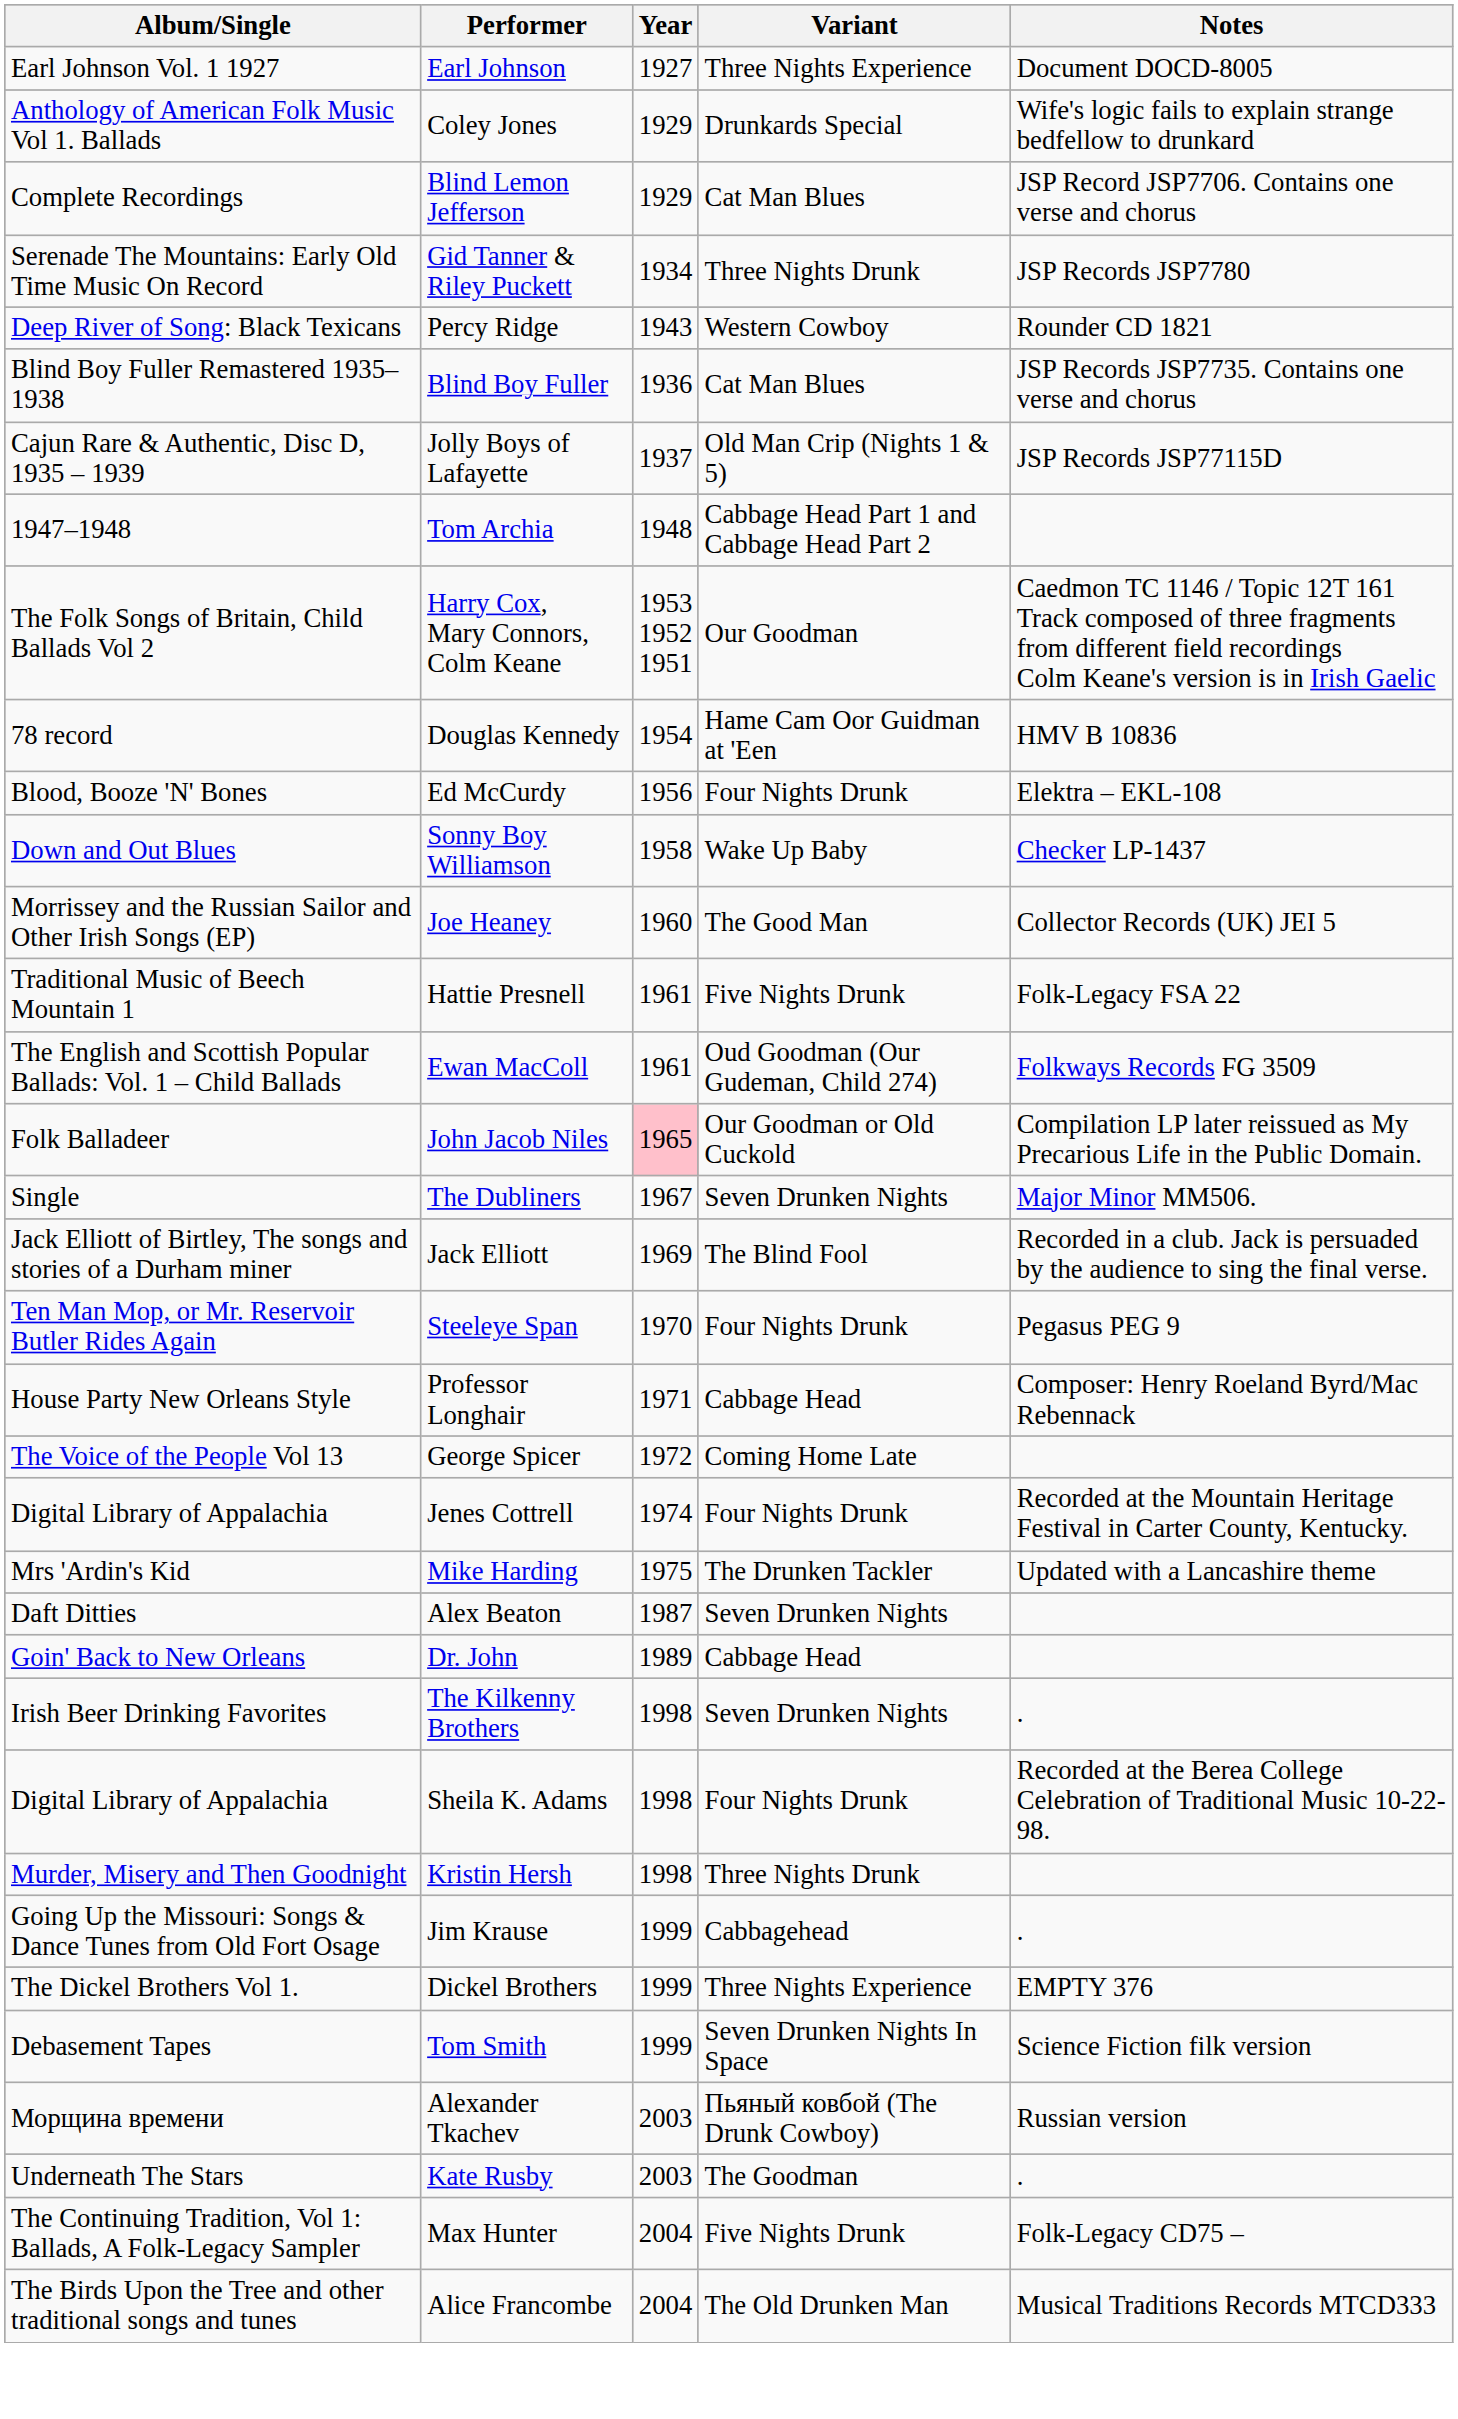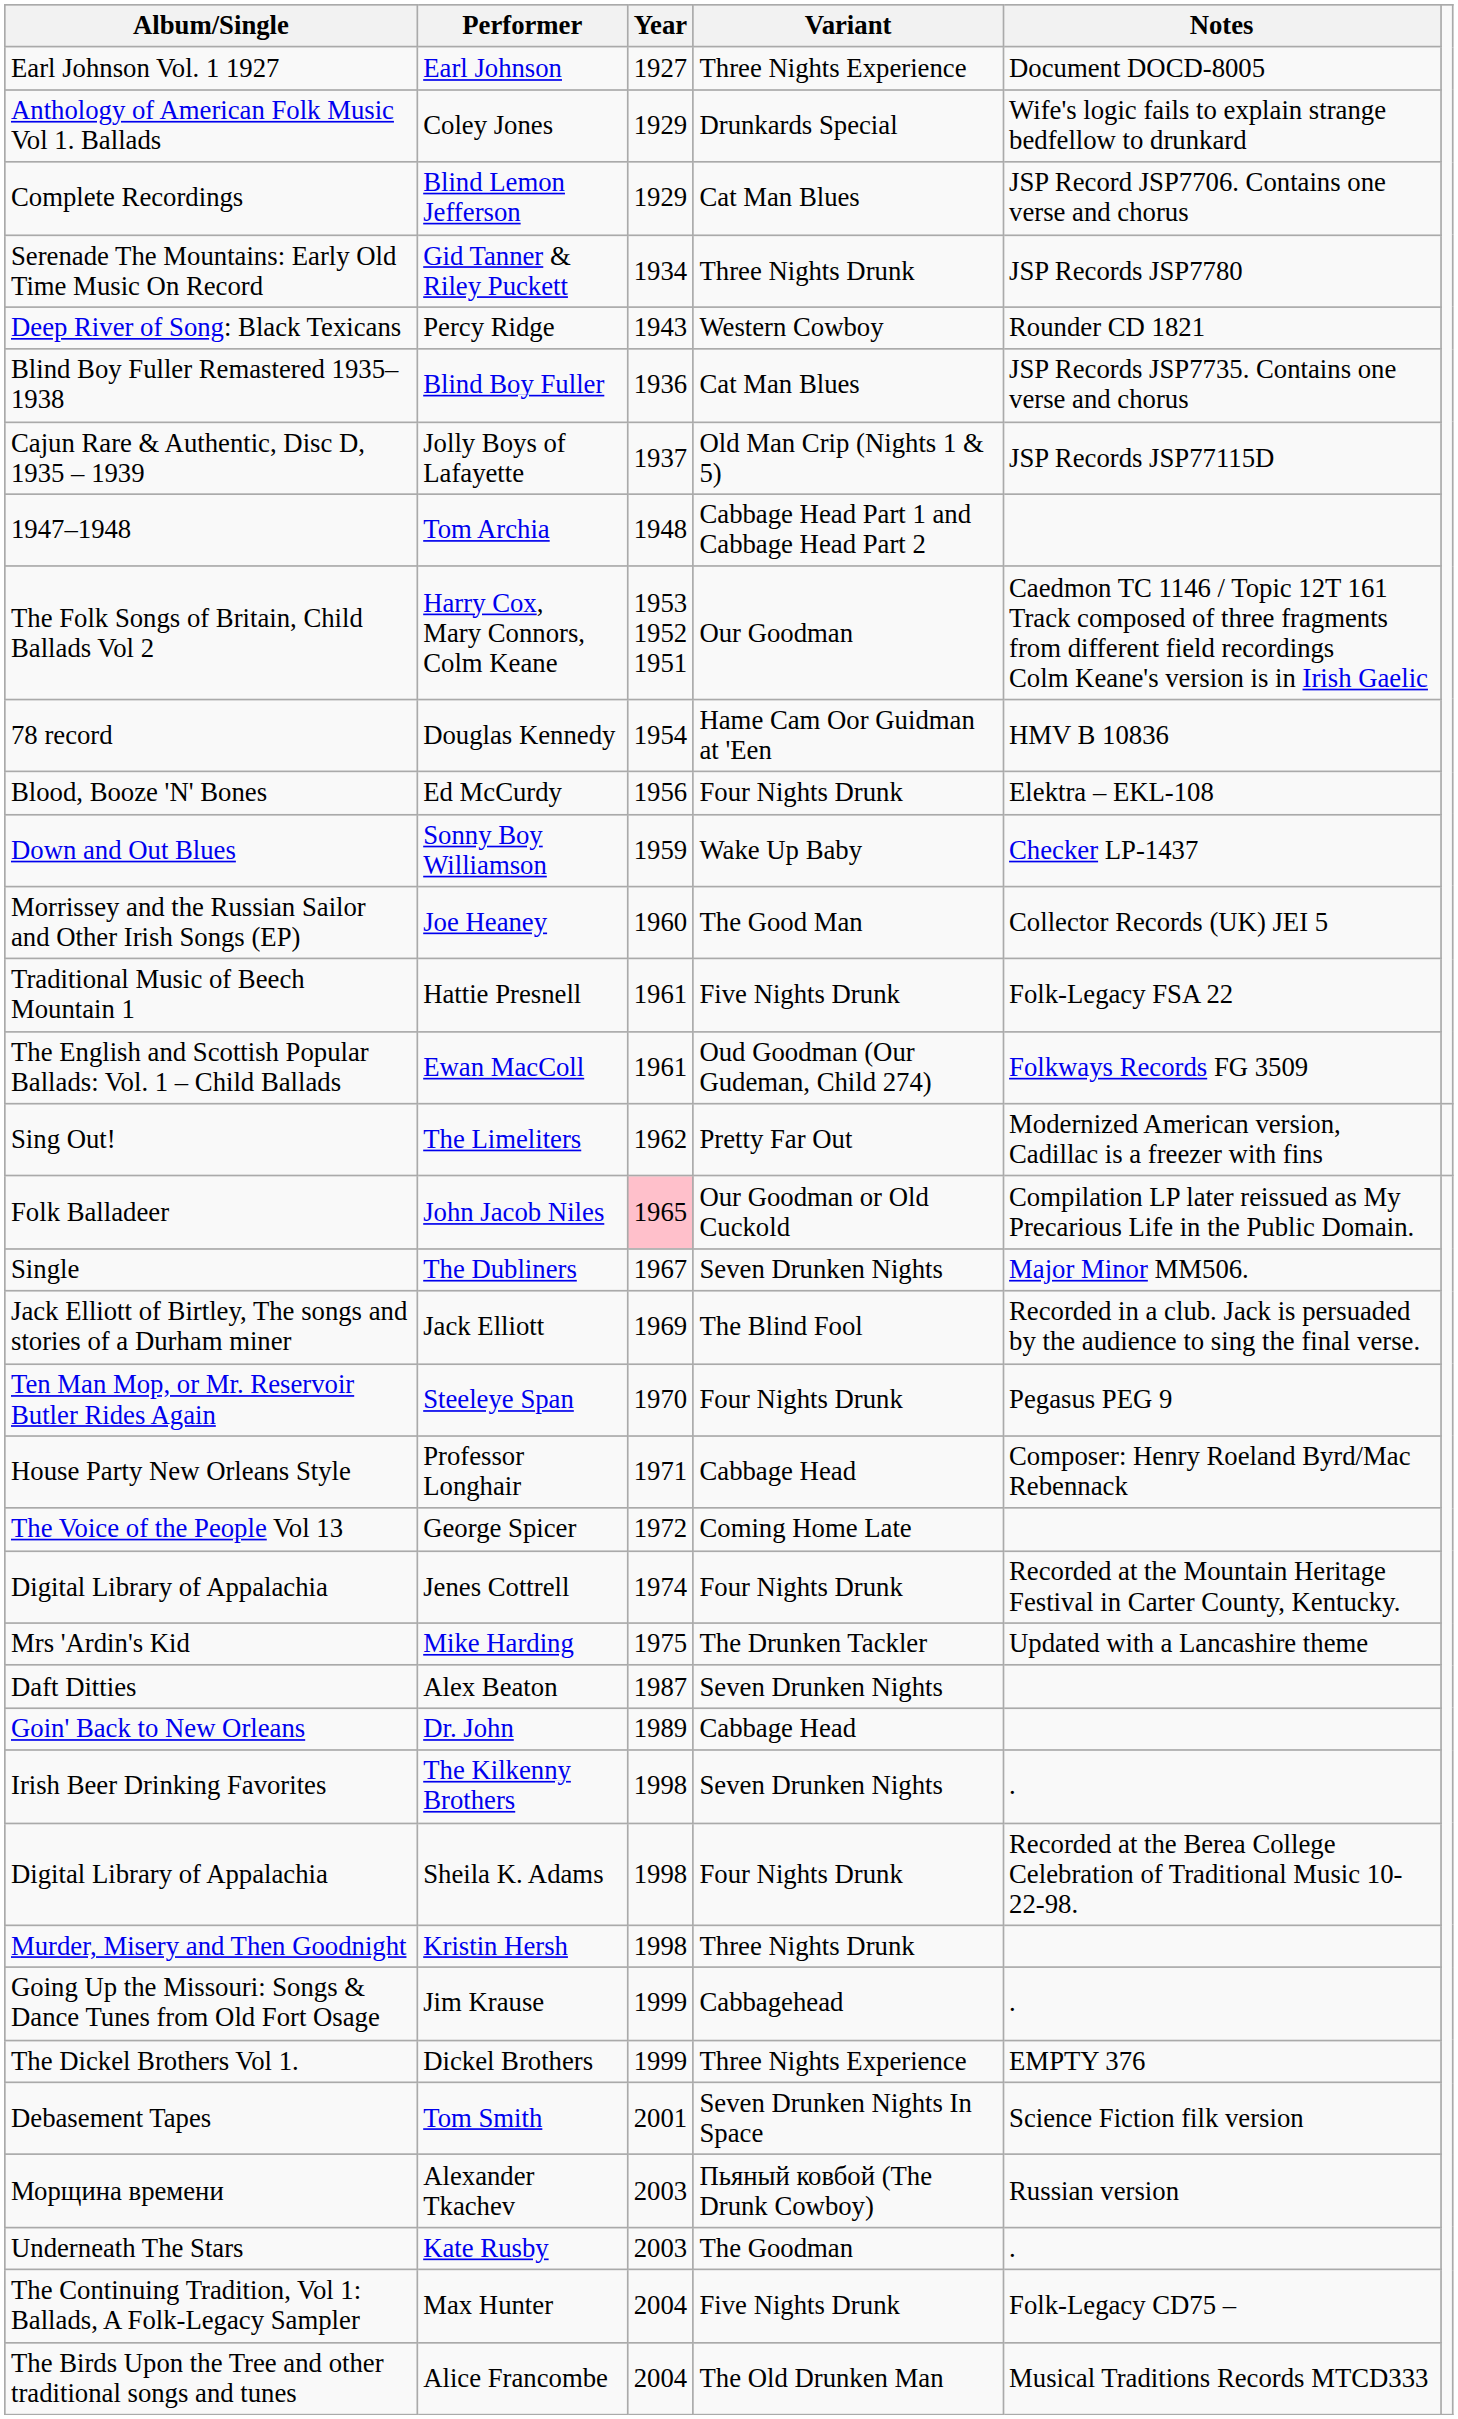(666, 849) 1958 -> (660, 849) 1959
+ row: (502, 1139)
(666, 2045) 1999 -> (660, 2118) 2001
